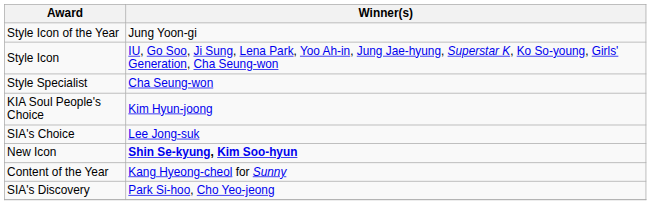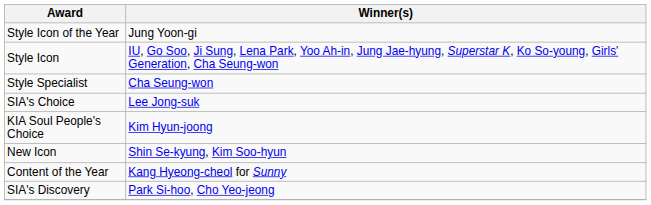rows swapped: (54, 108) <-> (41, 134)
(213, 153) bold -> (207, 153) normal
